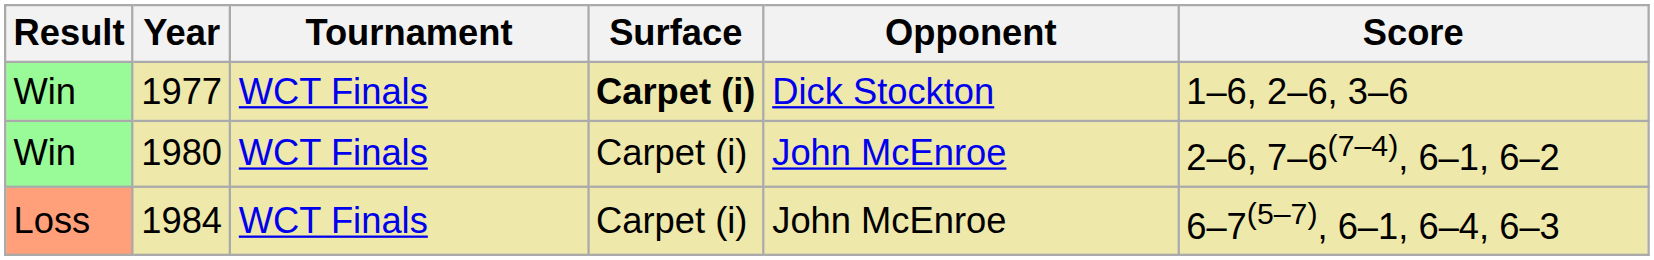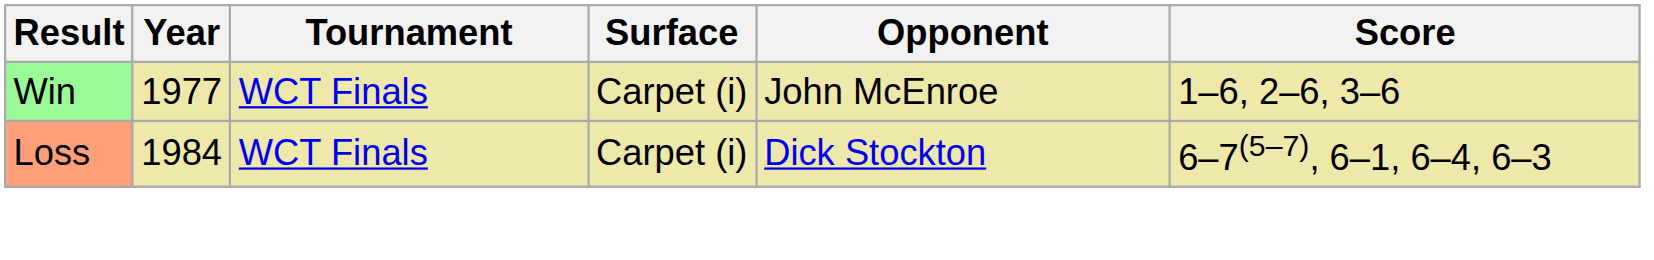(676, 90) bold -> (672, 90) normal
(883, 90) Dick Stockton -> (881, 90) John McEnroe
- row: (182, 153)
(889, 220) John McEnroe -> (875, 153) Dick Stockton
